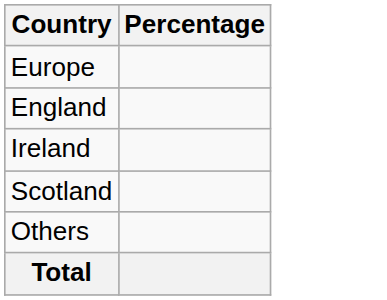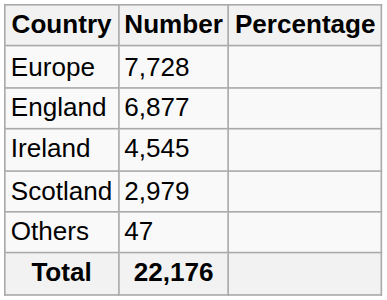+ column: (174, 25)
